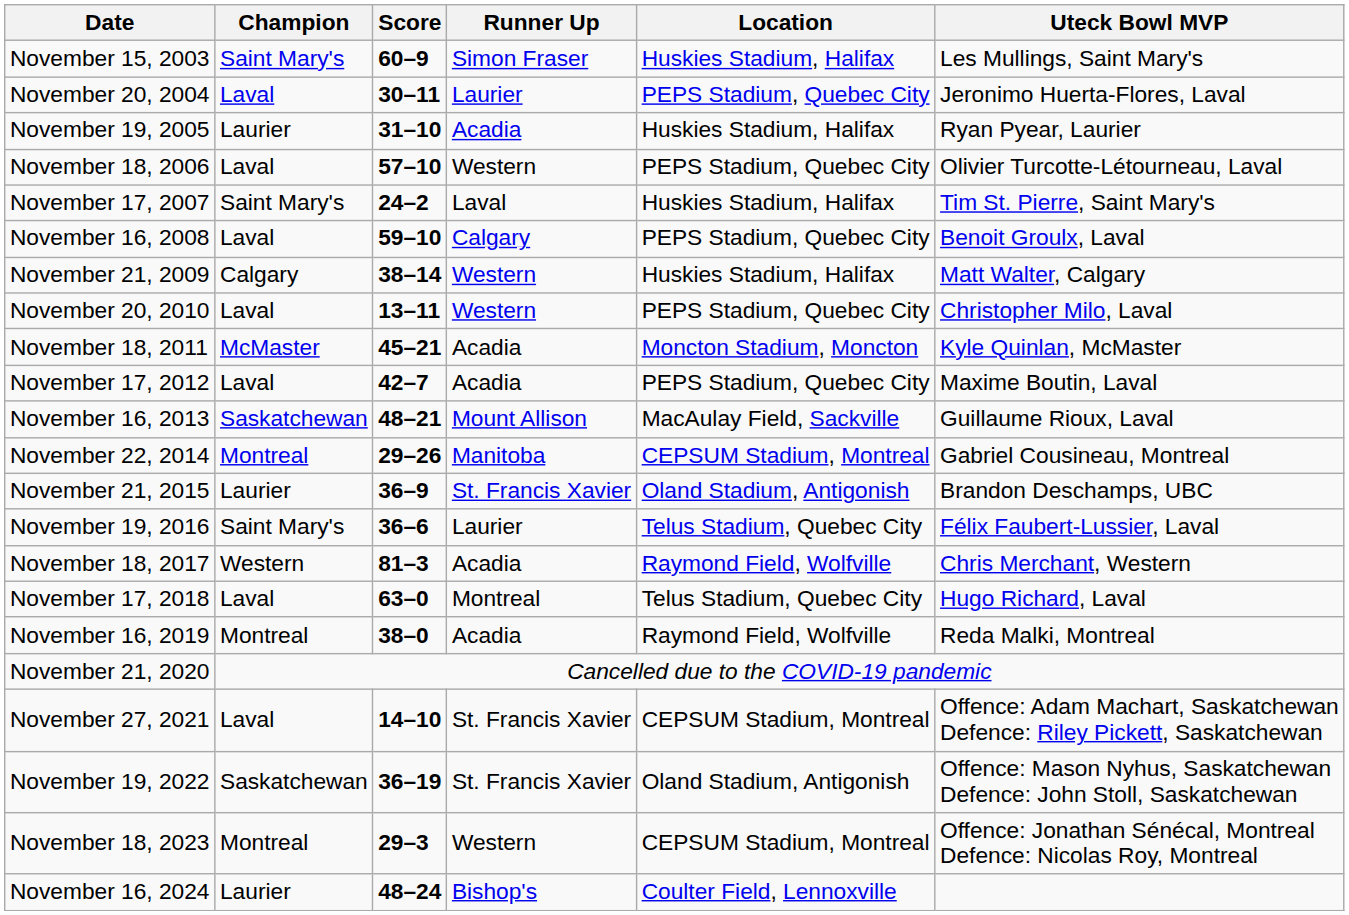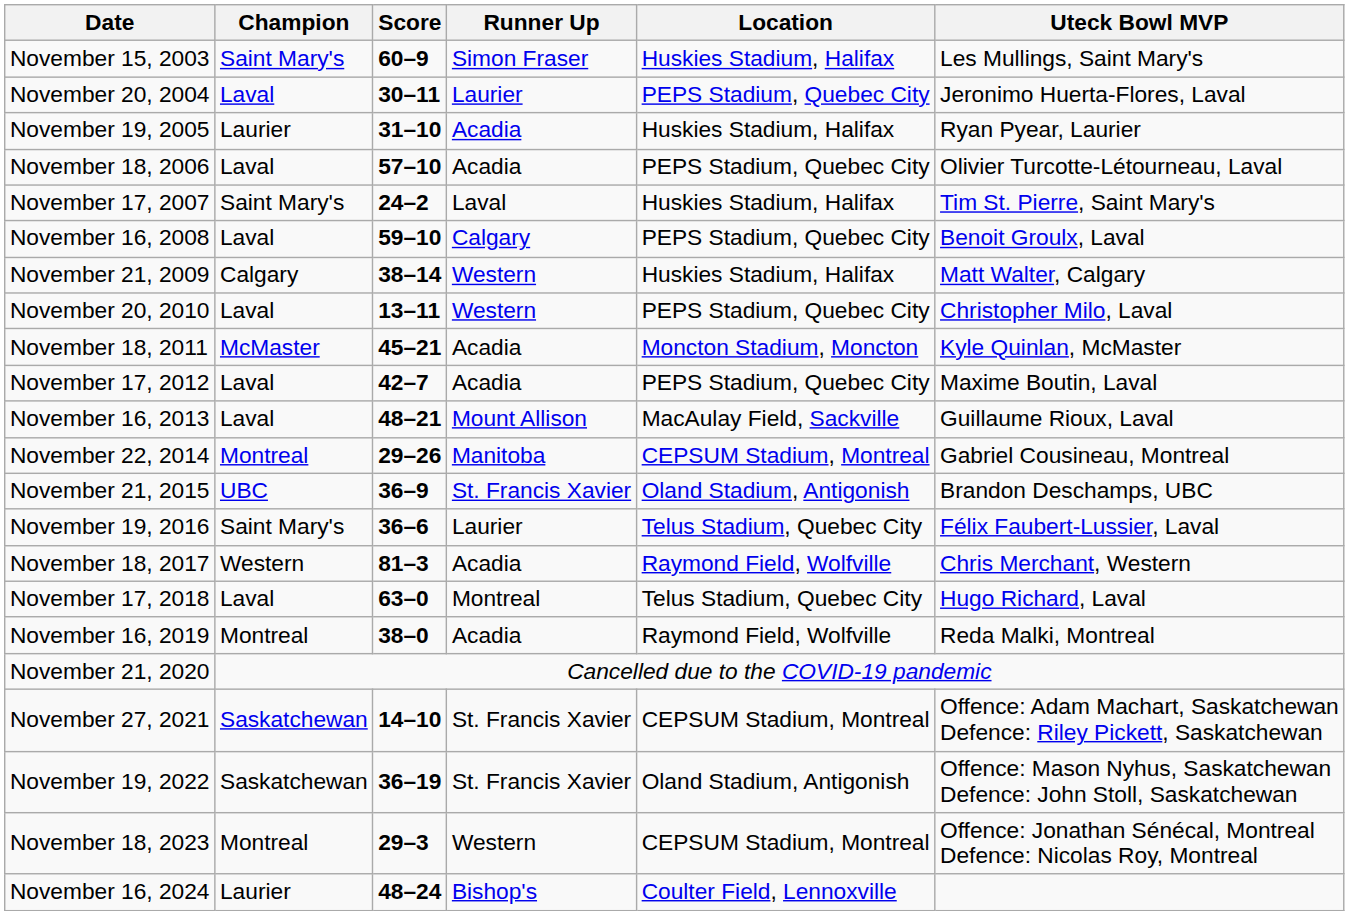(494, 166) Western -> (487, 166) Acadia
(294, 418) Saskatchewan -> (247, 418) Laval
(255, 490) Laurier -> (244, 490) UBC
(247, 719) Laval -> (294, 719) Saskatchewan
